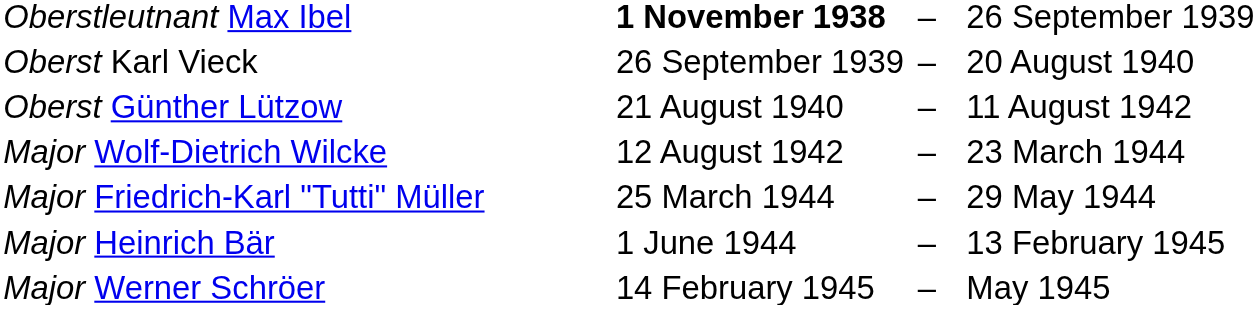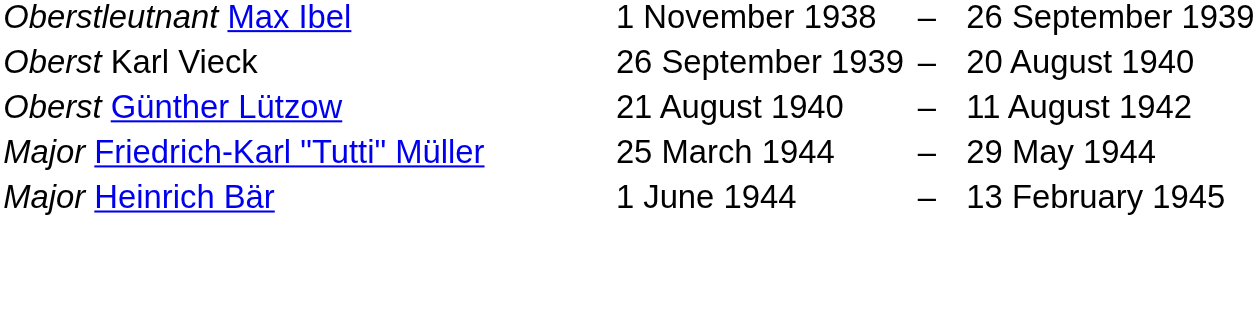(751, 17) bold -> (746, 17) normal
- row: (195, 152)
- row: (164, 287)
